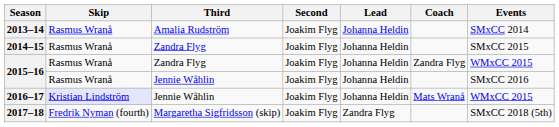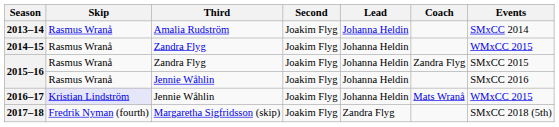(499, 46) SMxCC 2015 -> (501, 46) WMxCC 2015
(501, 63) WMxCC 2015 -> (499, 63) SMxCC 2015
